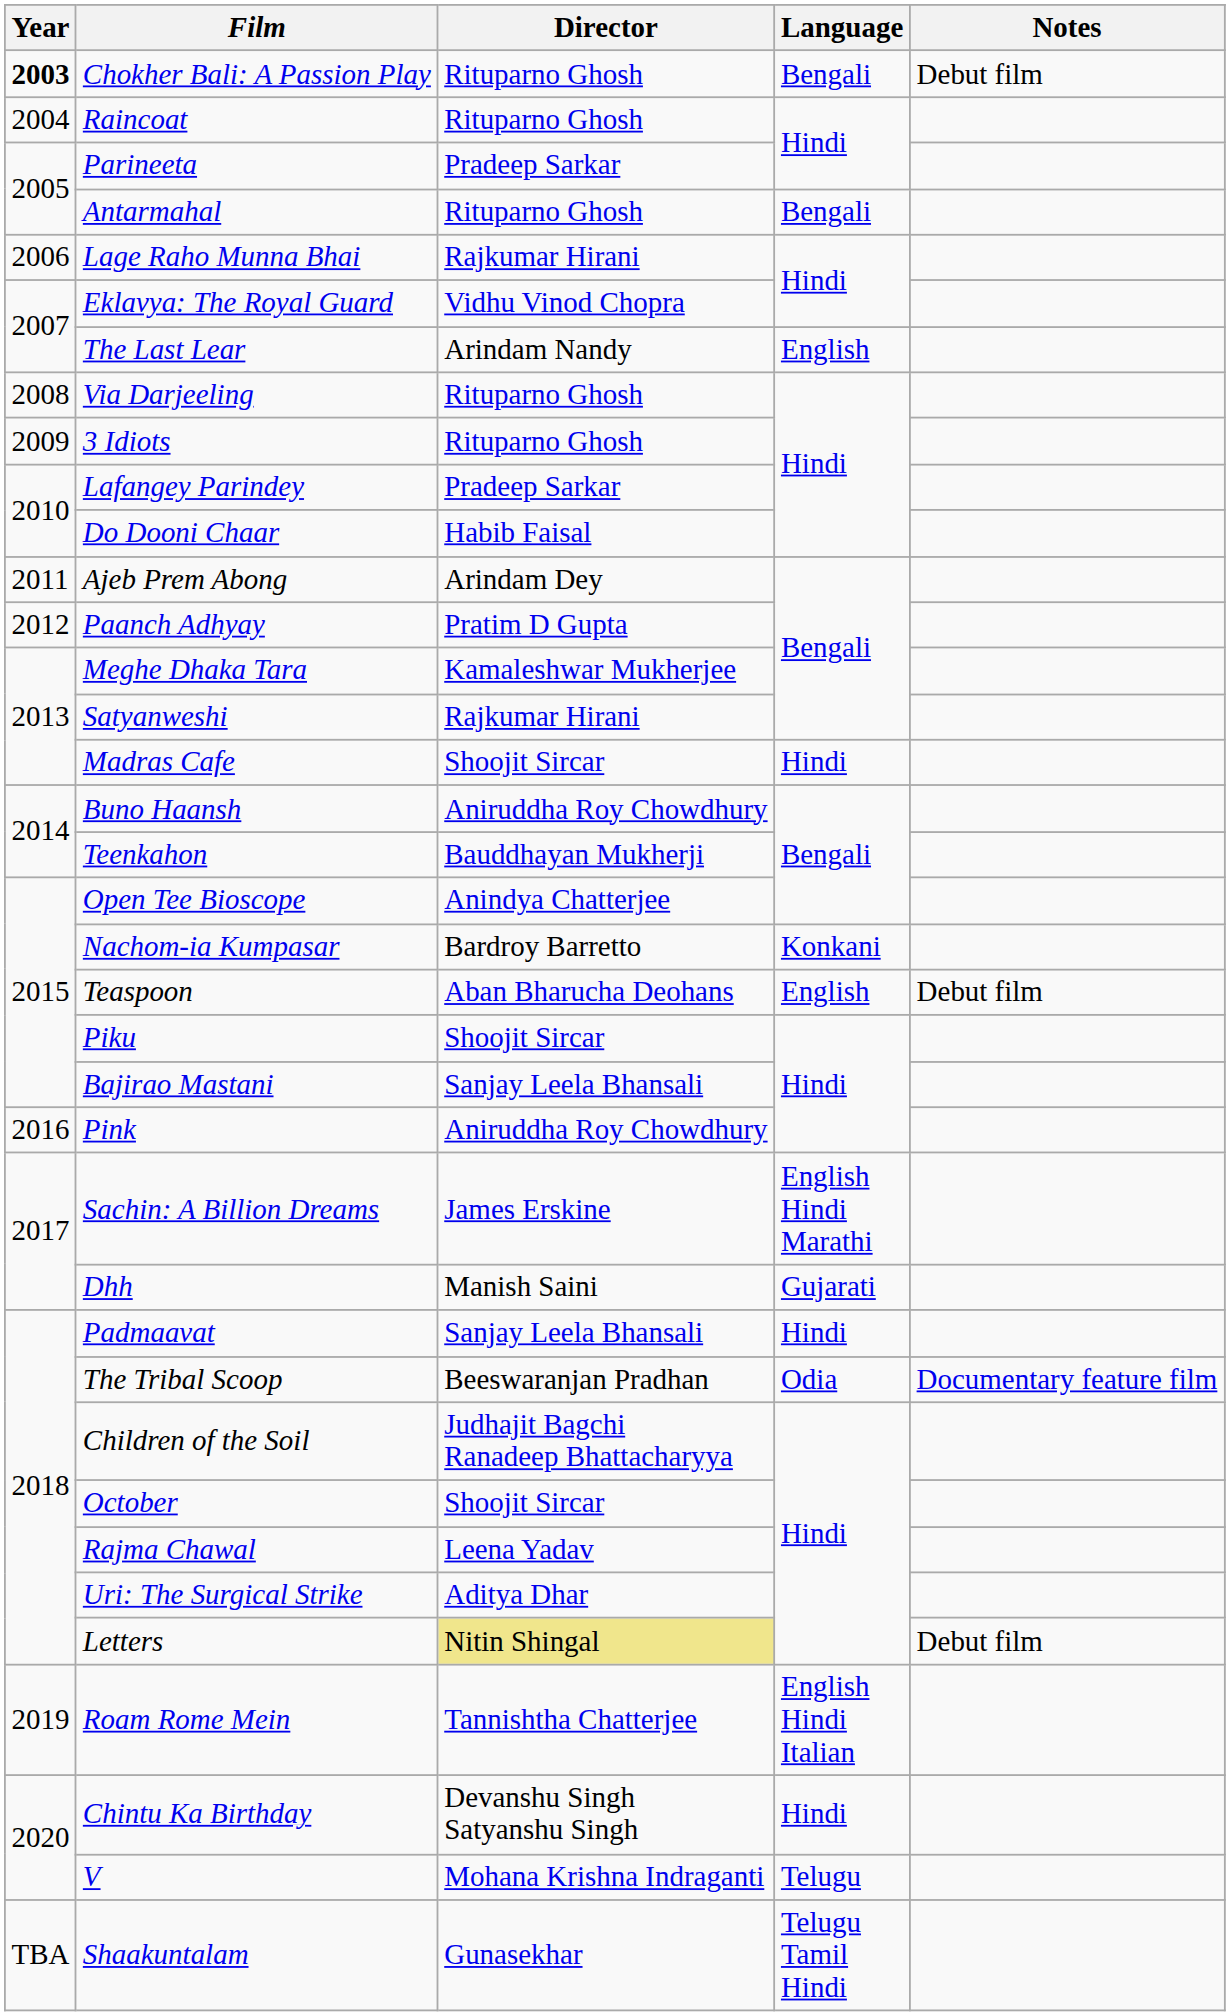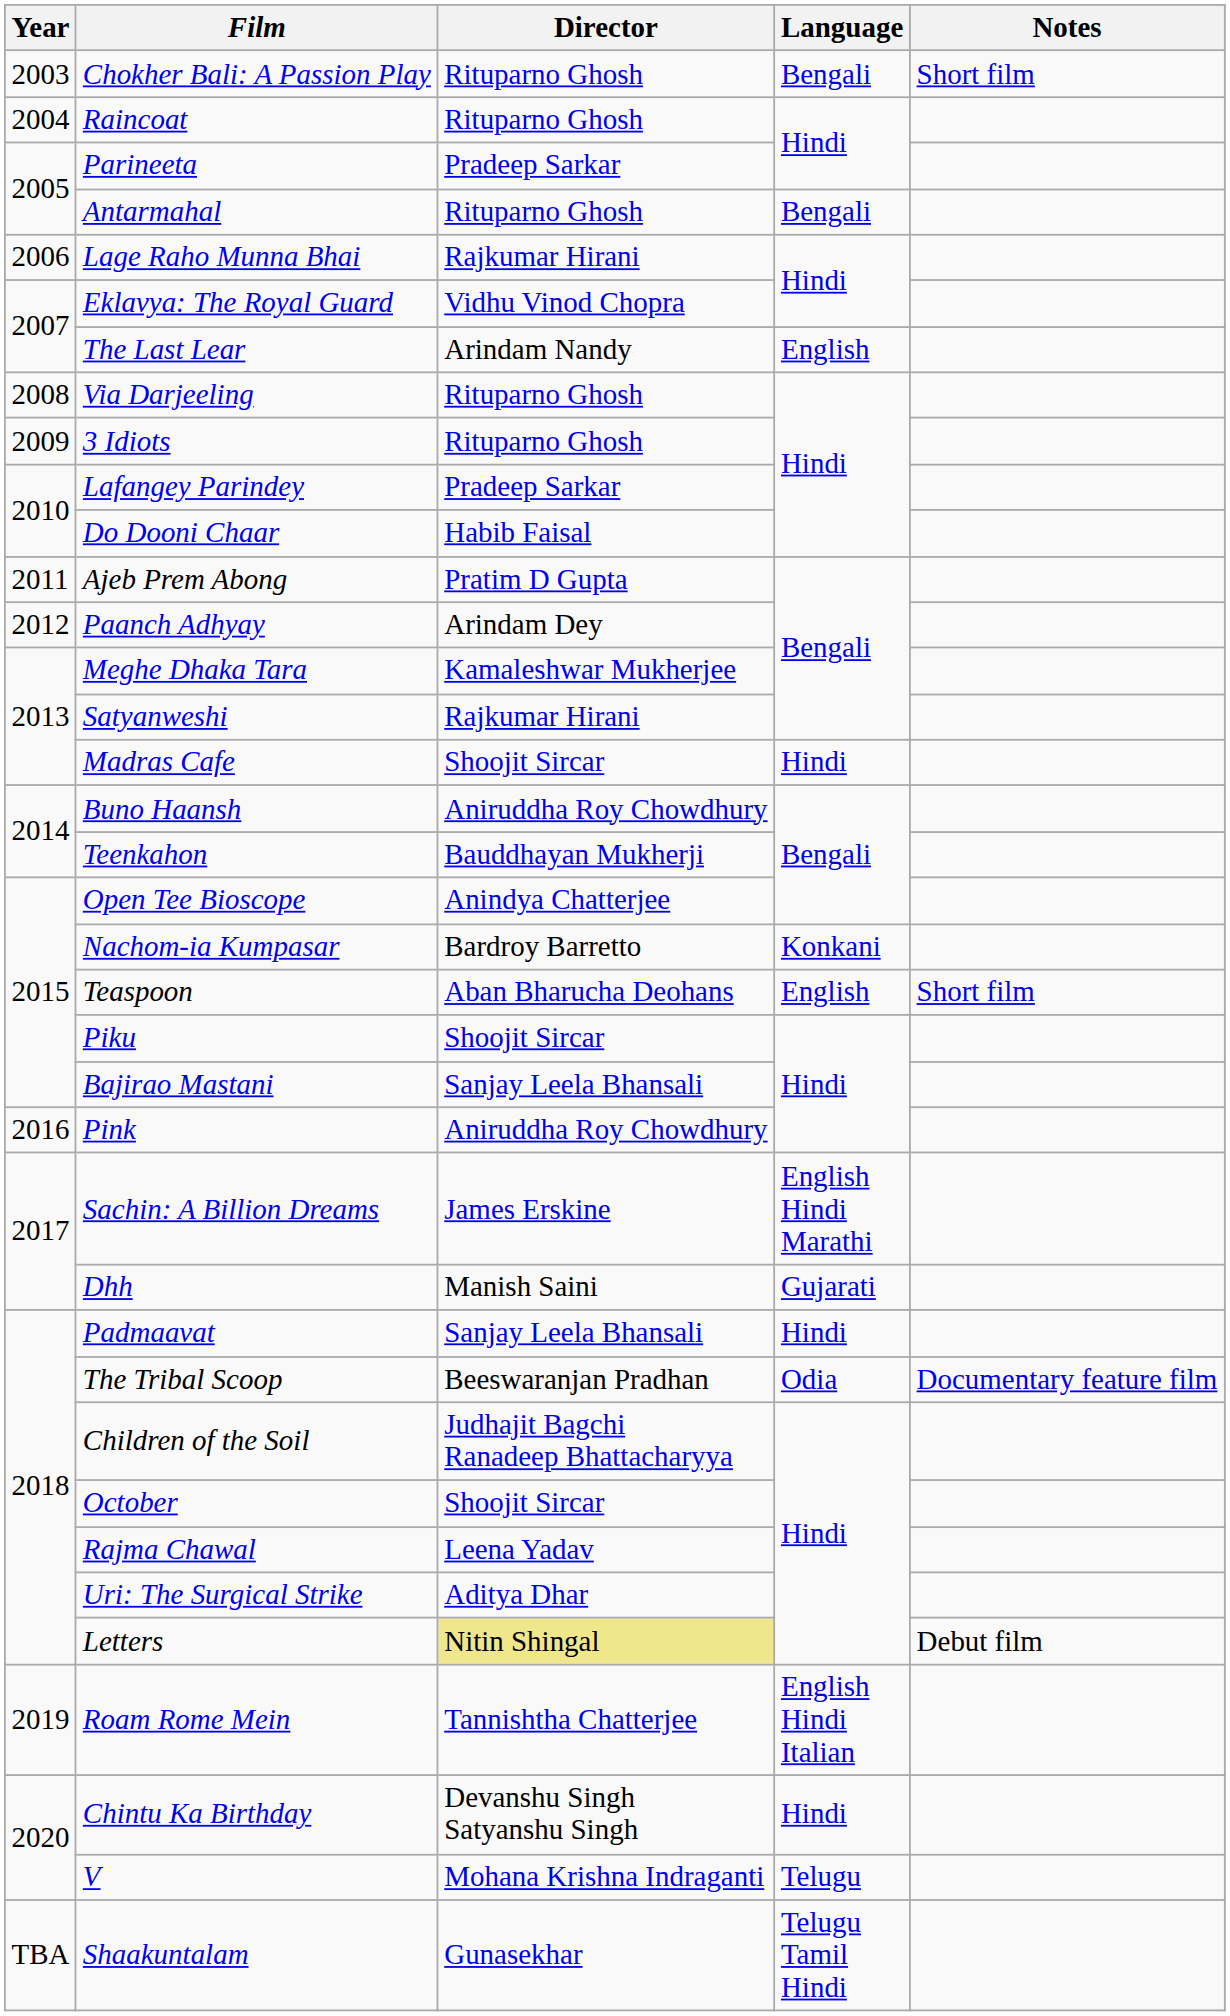(41, 73) bold -> (41, 73) normal
(980, 73) Debut film -> (976, 73) Short film
(523, 578) Arindam Dey -> (536, 578) Pratim D Gupta
(536, 624) Pratim D Gupta -> (523, 624) Arindam Dey
(980, 991) Debut film -> (976, 991) Short film
